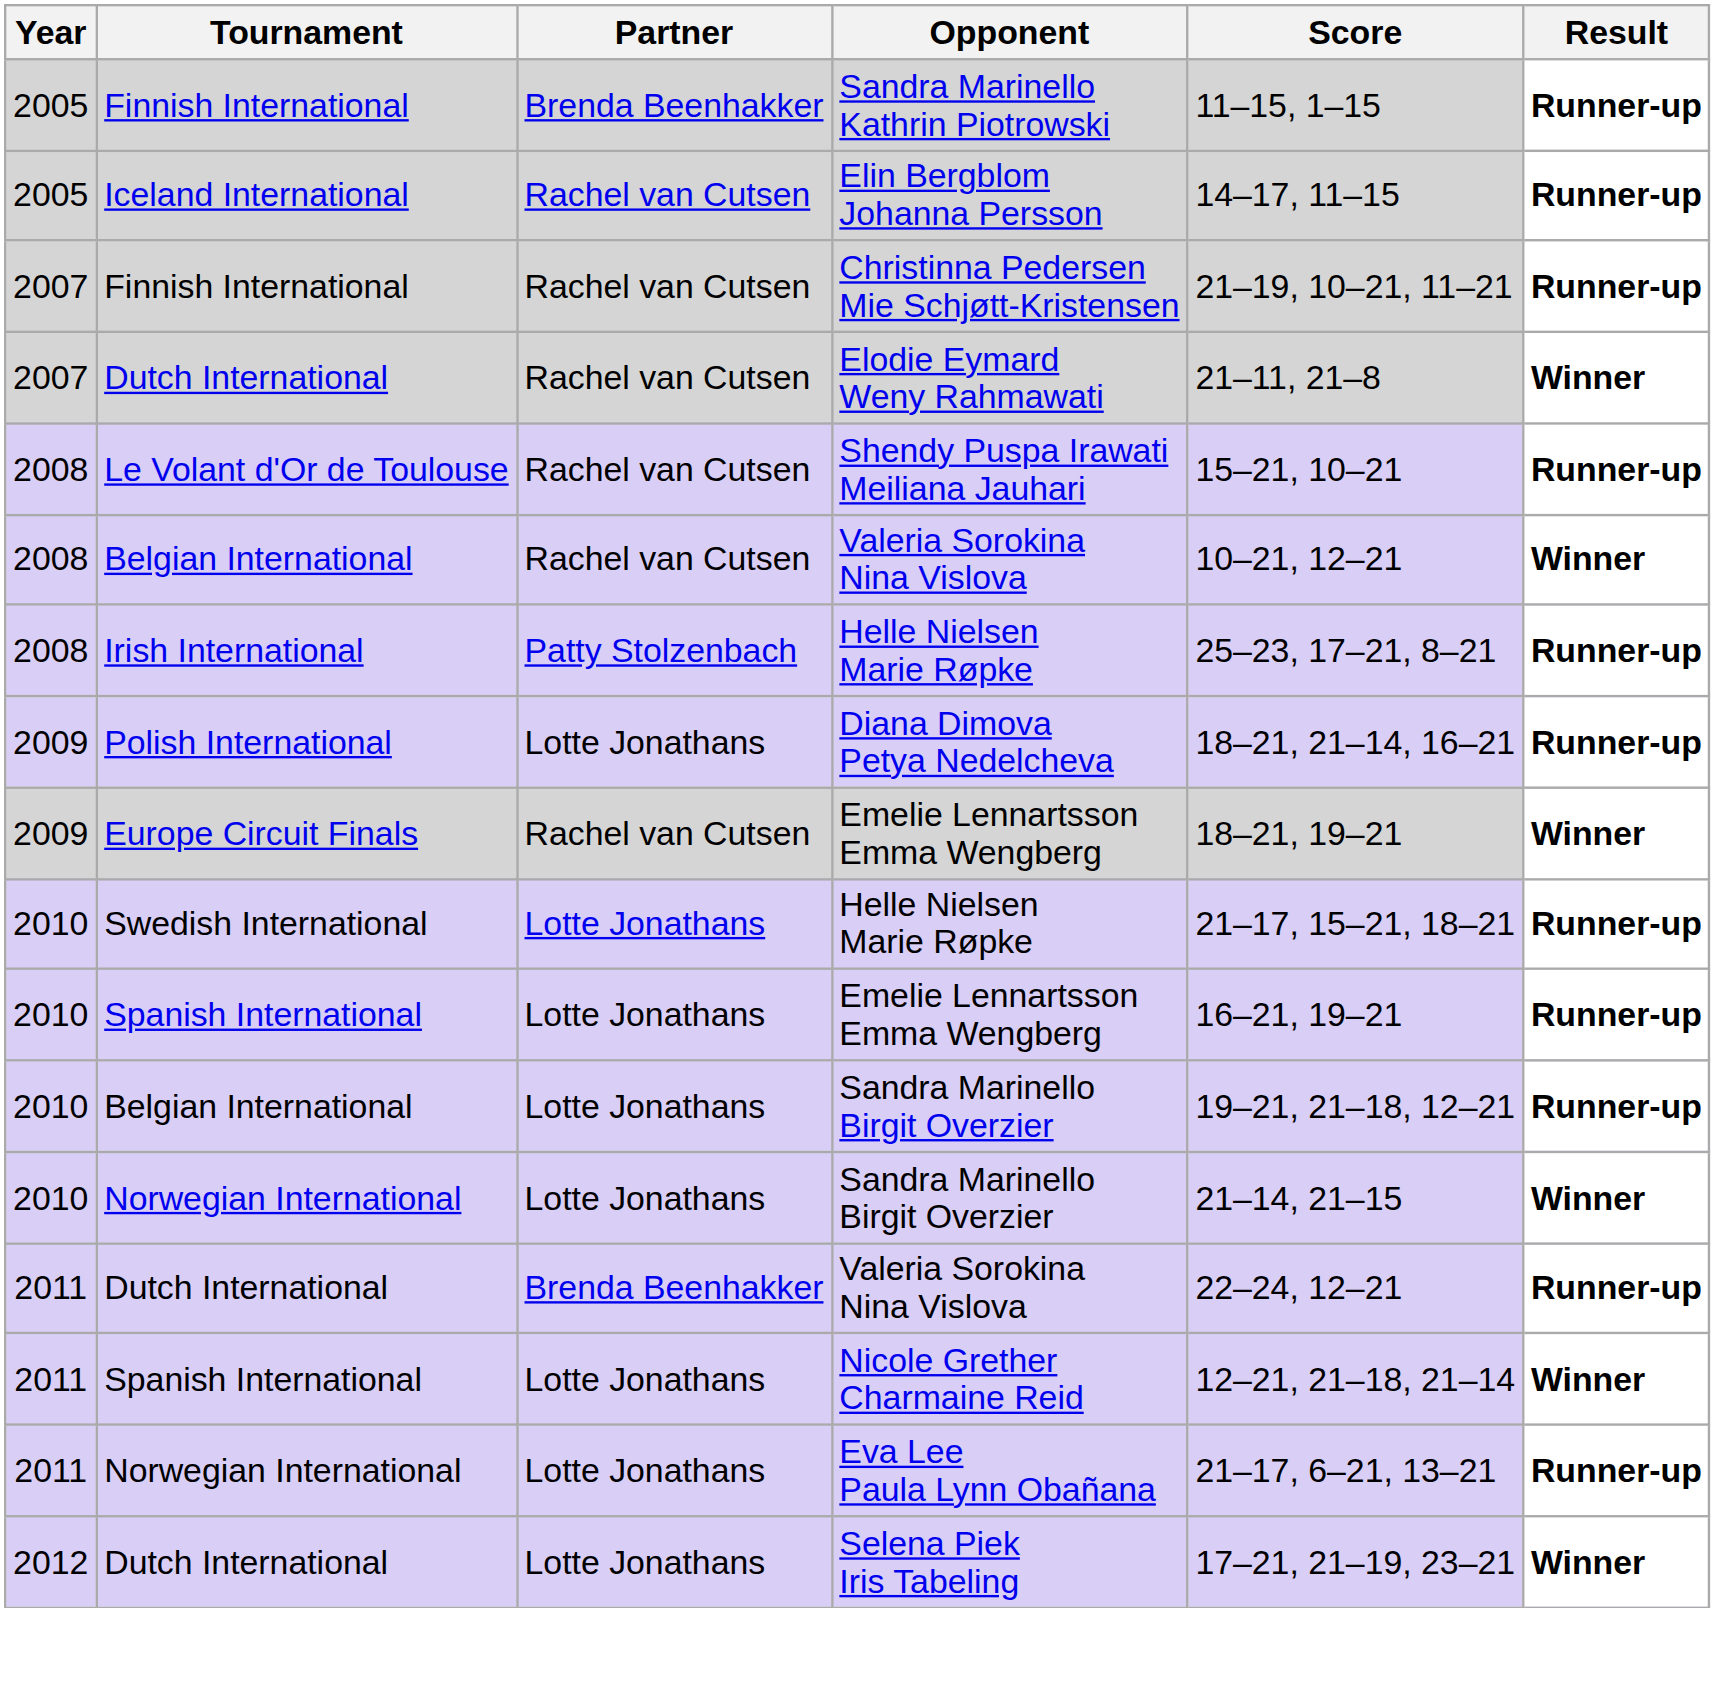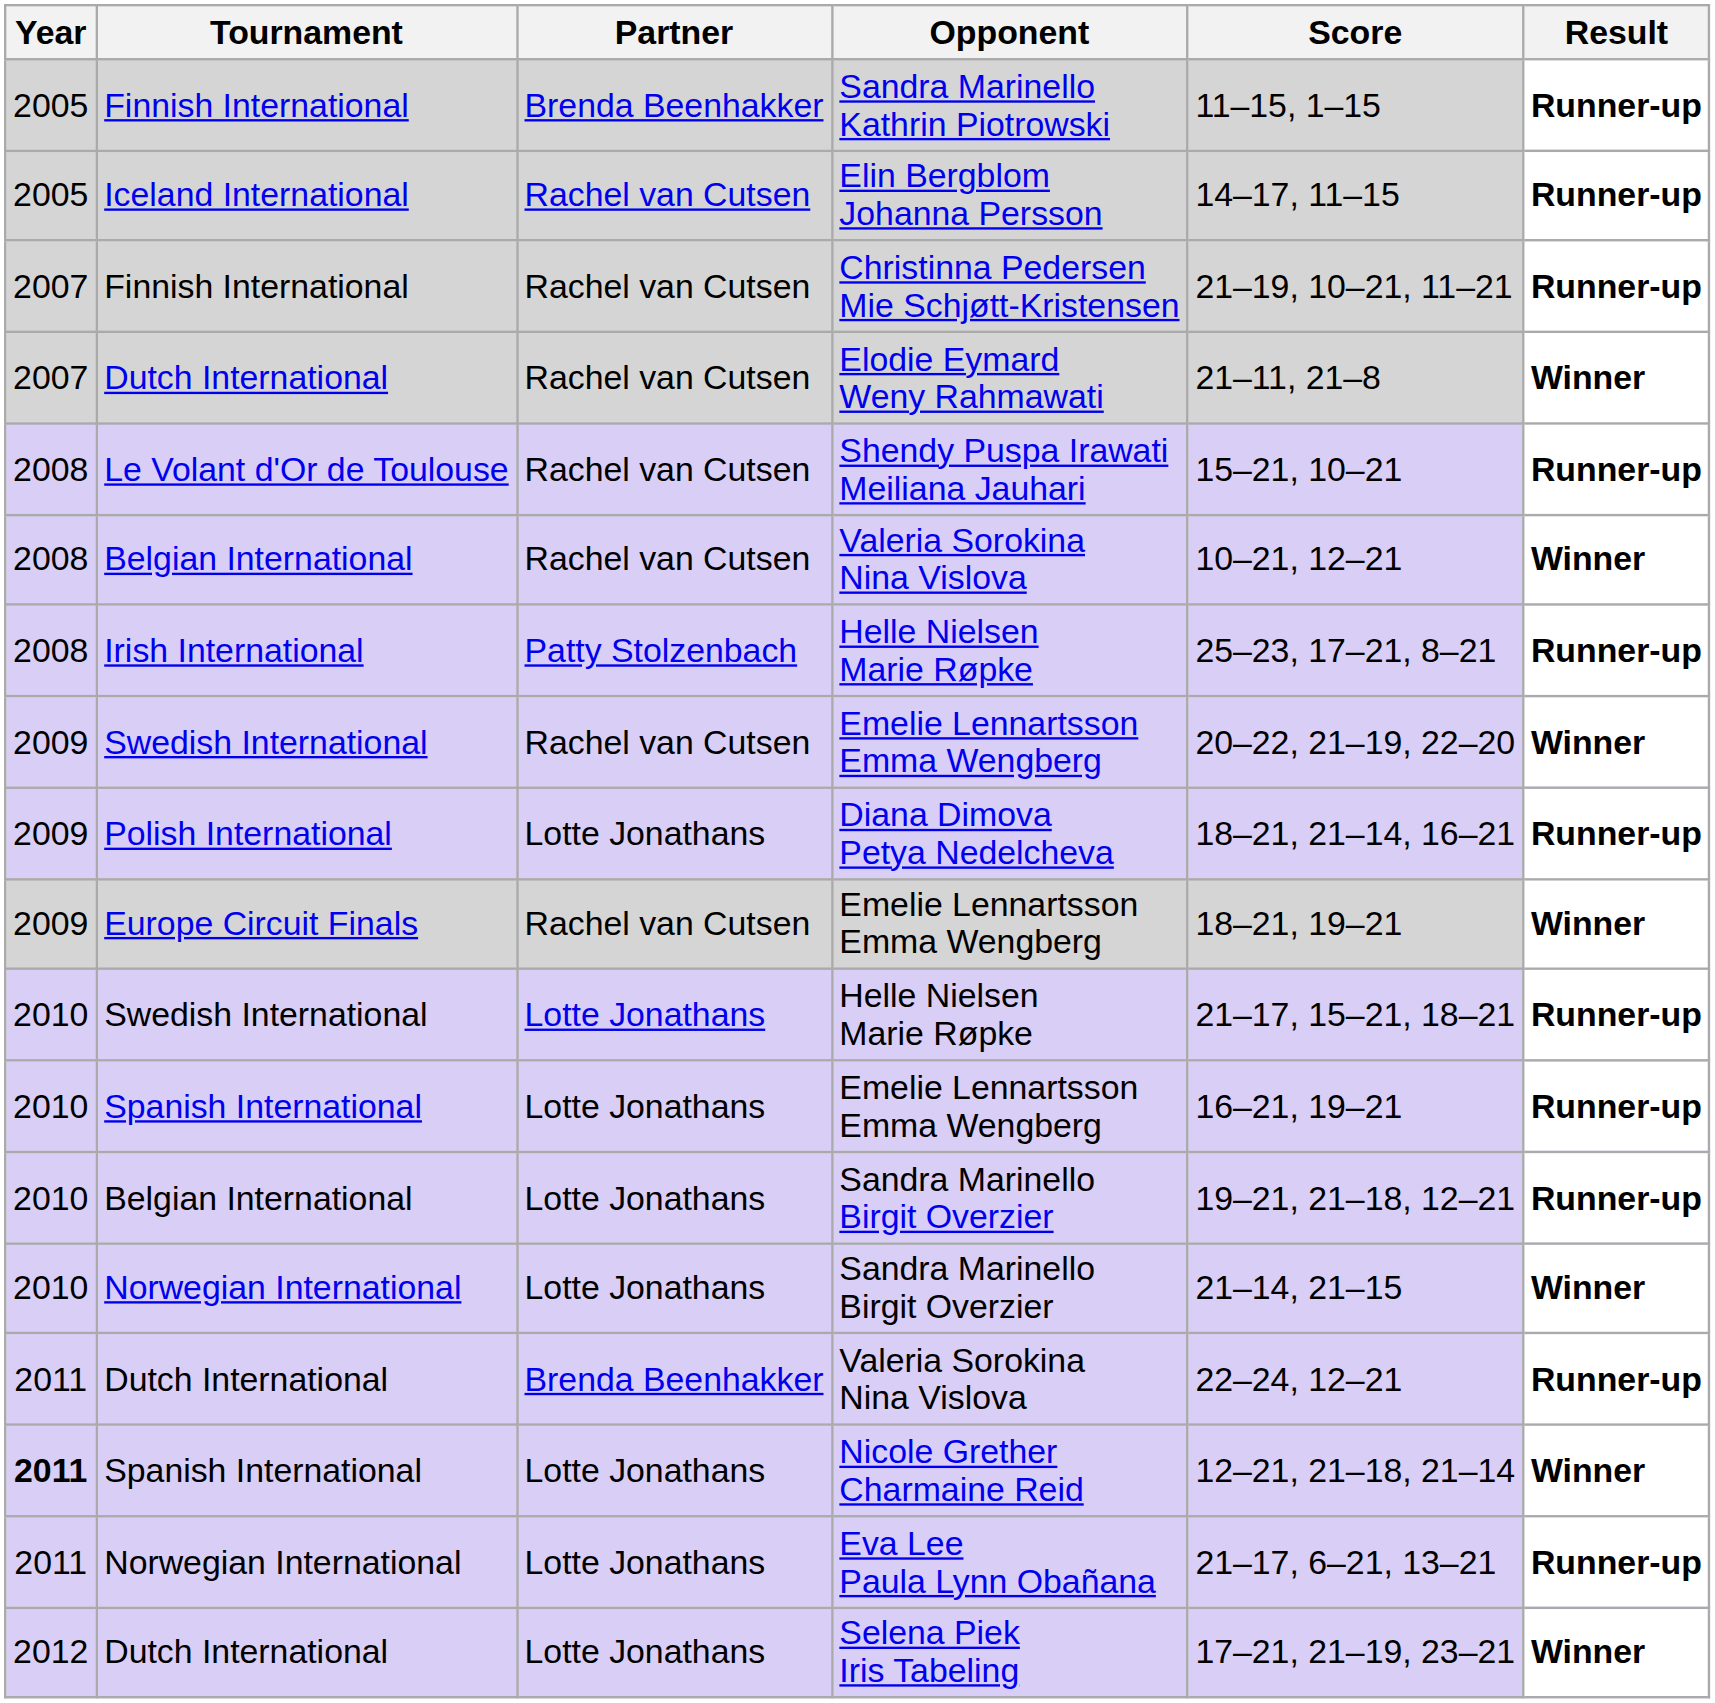+ row: (266, 742)
(51, 1379) normal -> (51, 1470) bold
